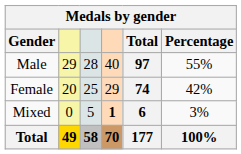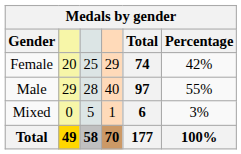rows swapped: (32, 65) <-> (32, 89)
(112, 113) bold -> (112, 113) normal
